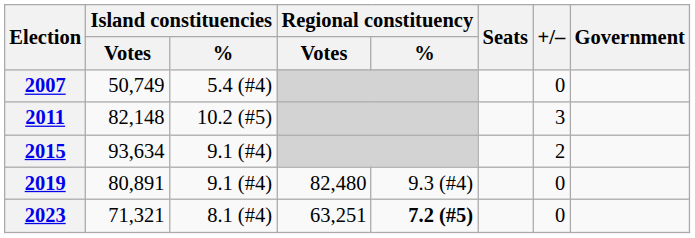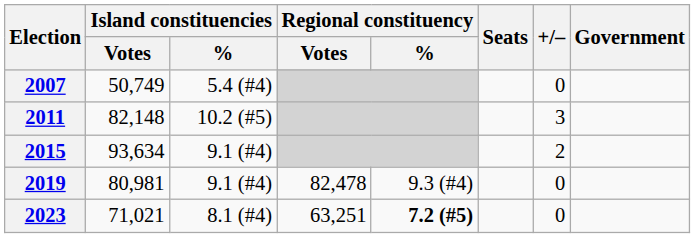(136, 183) 80,891 -> (136, 183) 80,981
(338, 183) 82,480 -> (338, 183) 82,478
(136, 215) 71,321 -> (136, 215) 71,021
